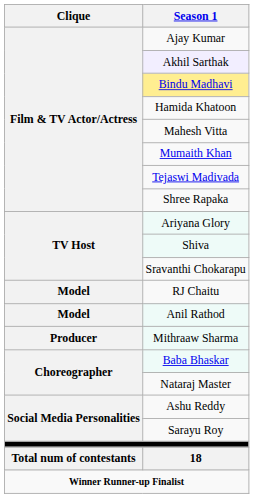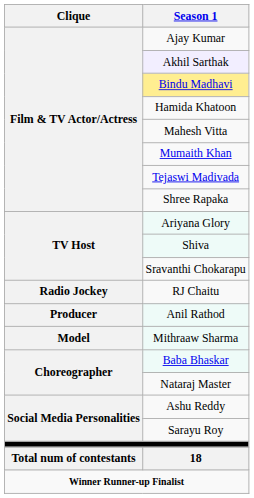(74, 291) Model -> (74, 291) Radio Jockey
(74, 314) Model -> (74, 314) Producer
(74, 337) Producer -> (74, 337) Model
